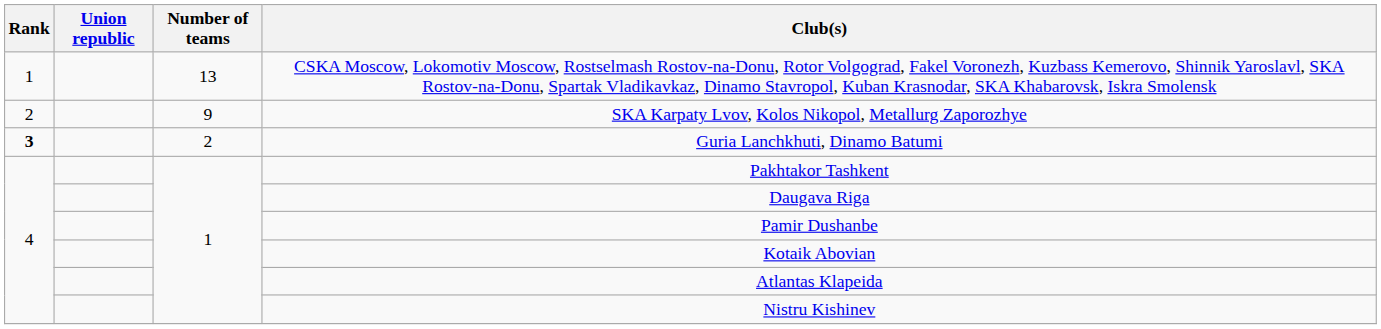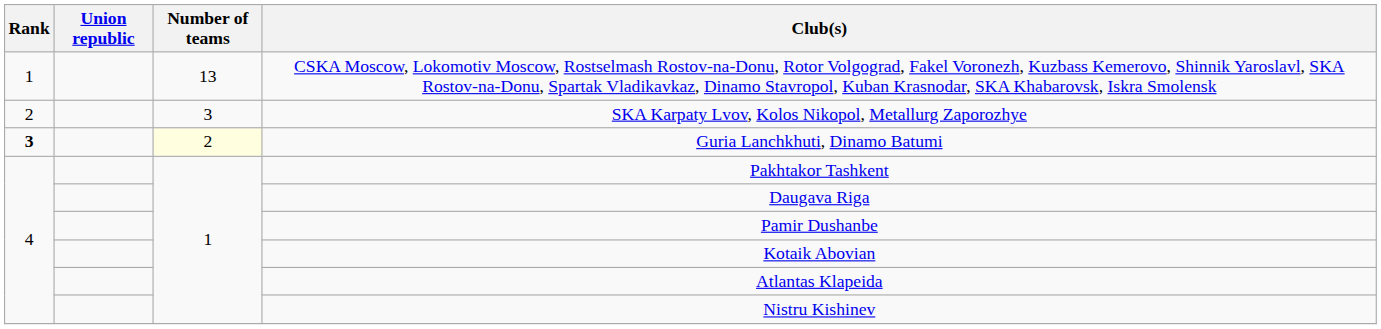(208, 113) 9 -> (208, 113) 3
(208, 141) no background -> (208, 141) lightyellow background
